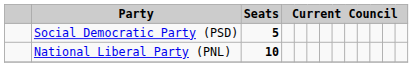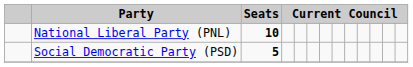rows swapped: (133, 52) <-> (136, 33)
